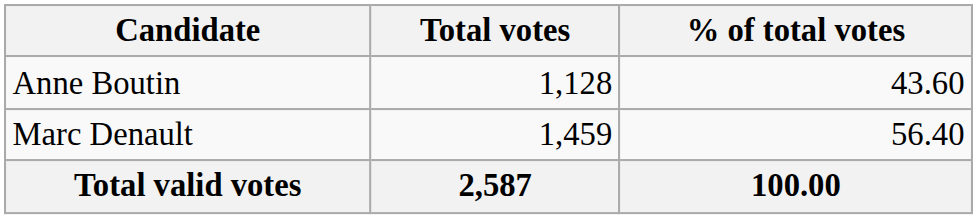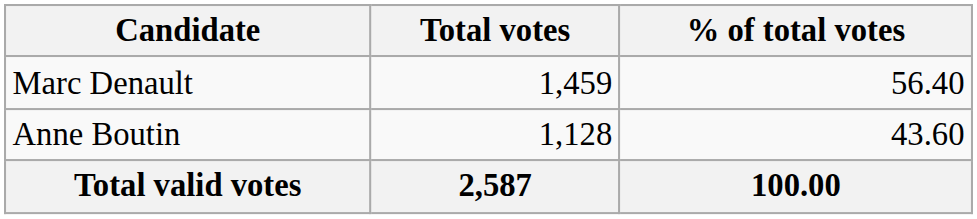rows swapped: (103, 133) <-> (96, 82)
